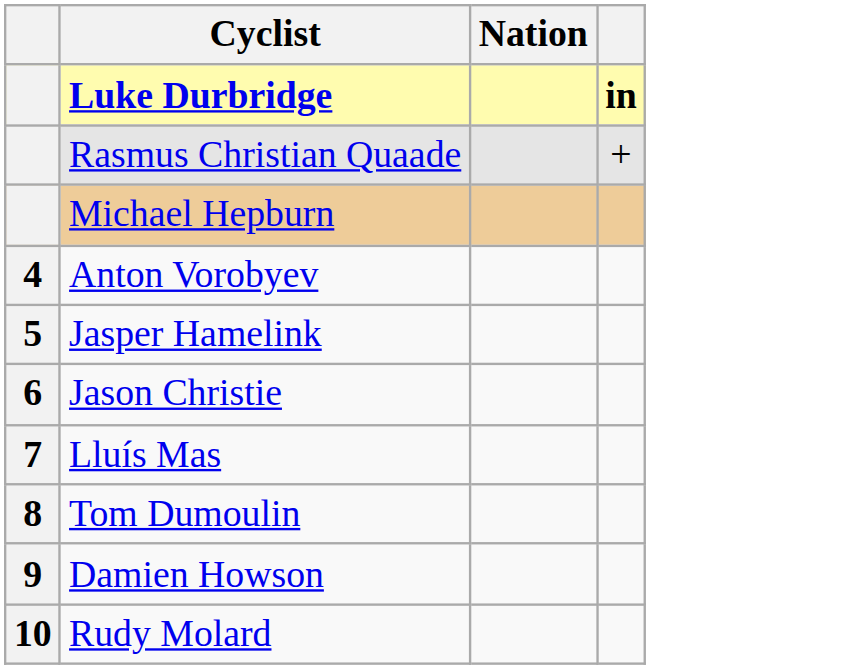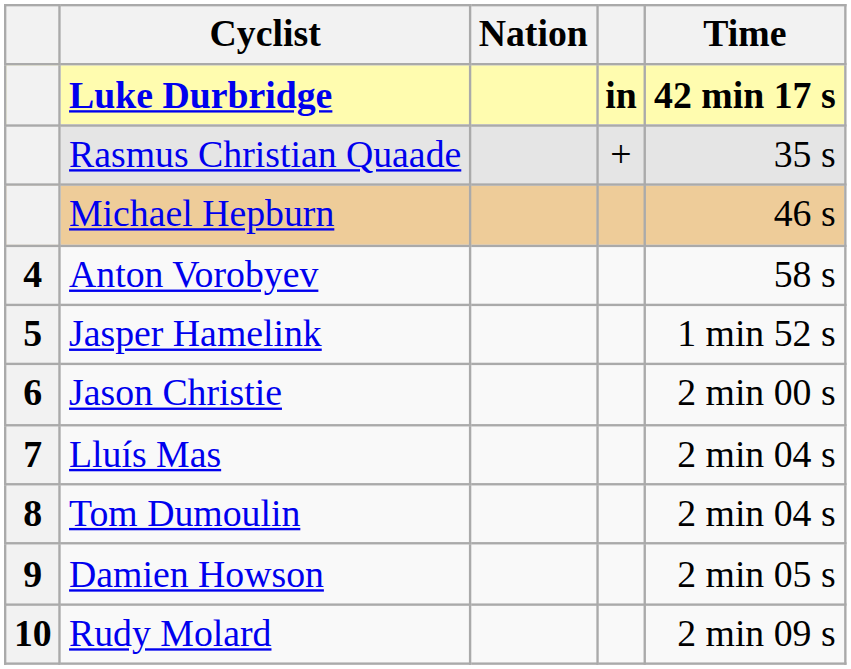+ column: (745, 34)
